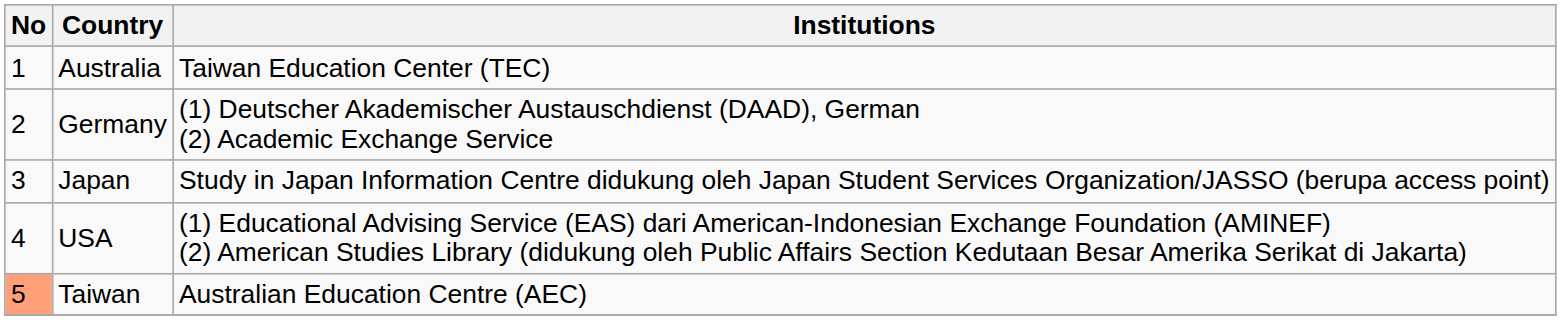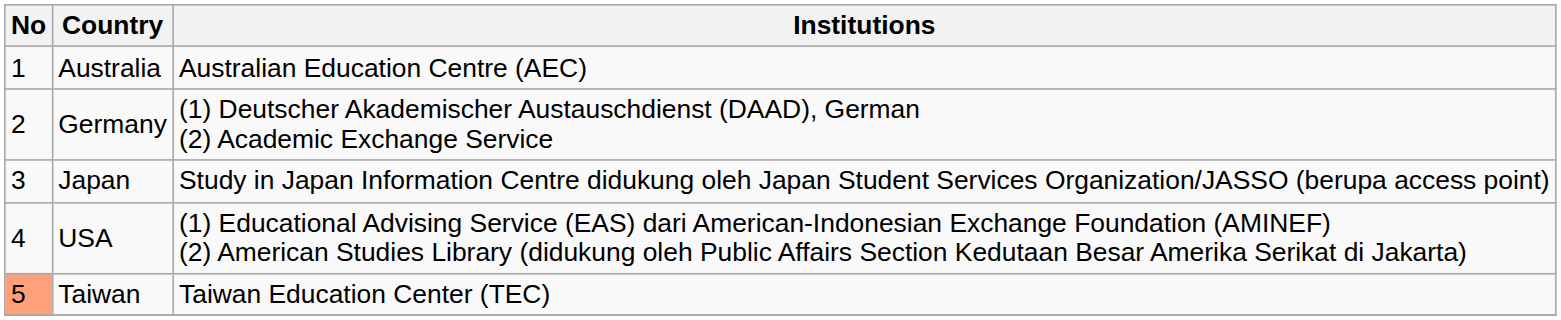(365, 67) Taiwan Education Center (TEC) -> (383, 67) Australian Education Centre (AEC)
(383, 294) Australian Education Centre (AEC) -> (365, 294) Taiwan Education Center (TEC)
